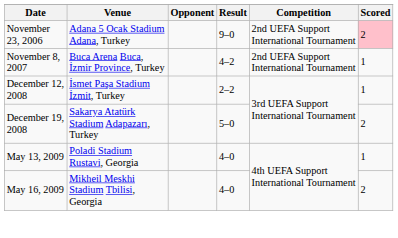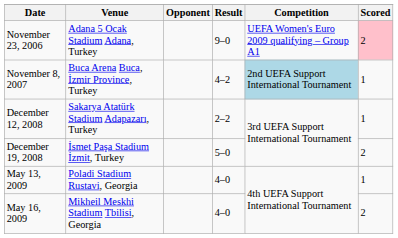(304, 34) 2nd UEFA Support International Tournament -> (298, 40) UEFA Women's Euro 2009 qualifying – Group A1
(304, 62) no background -> (299, 79) lightblue background
(110, 90) İsmet Paşa Stadium İzmit, Turkey -> (109, 118) Sakarya Atatürk Stadium Adapazarı, Turkey
(110, 123) Sakarya Atatürk Stadium Adapazarı, Turkey -> (109, 152) İsmet Paşa Stadium İzmit, Turkey
